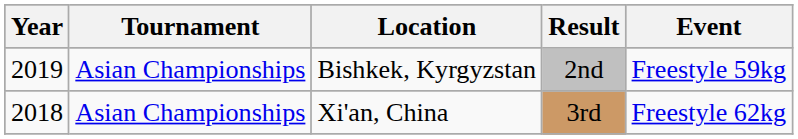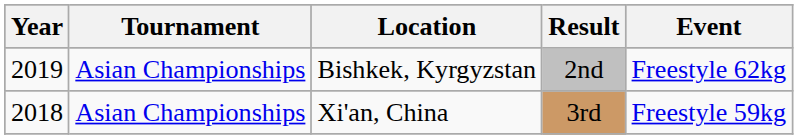(709, 69) Freestyle 59kg -> (709, 69) Freestyle 62kg
(709, 112) Freestyle 62kg -> (709, 112) Freestyle 59kg
